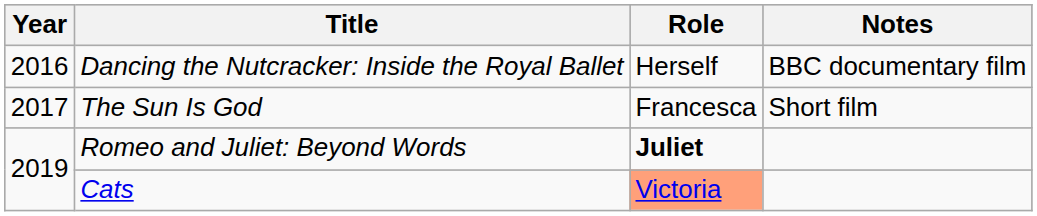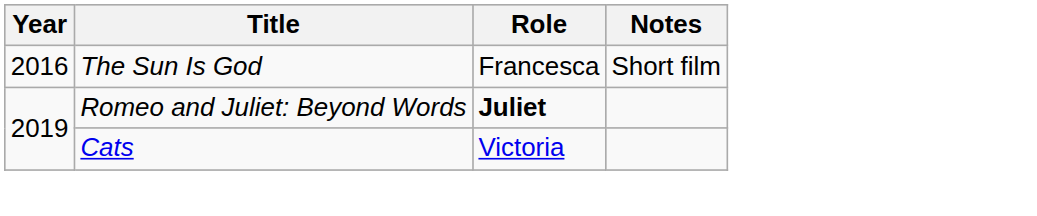- row: (352, 66)
(40, 107) 2017 -> (40, 66) 2016
(678, 189) lightsalmon background -> (521, 148) no background
